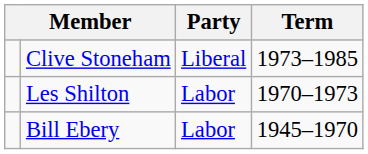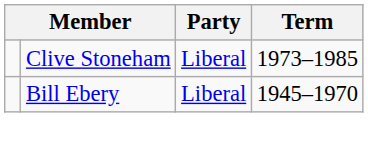- row: (78, 93)
(208, 129) Labor -> (214, 93) Liberal
